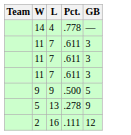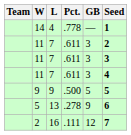+ column: (114, 12)
